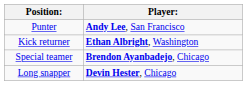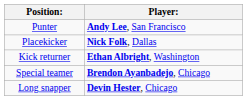+ row: (45, 42)
